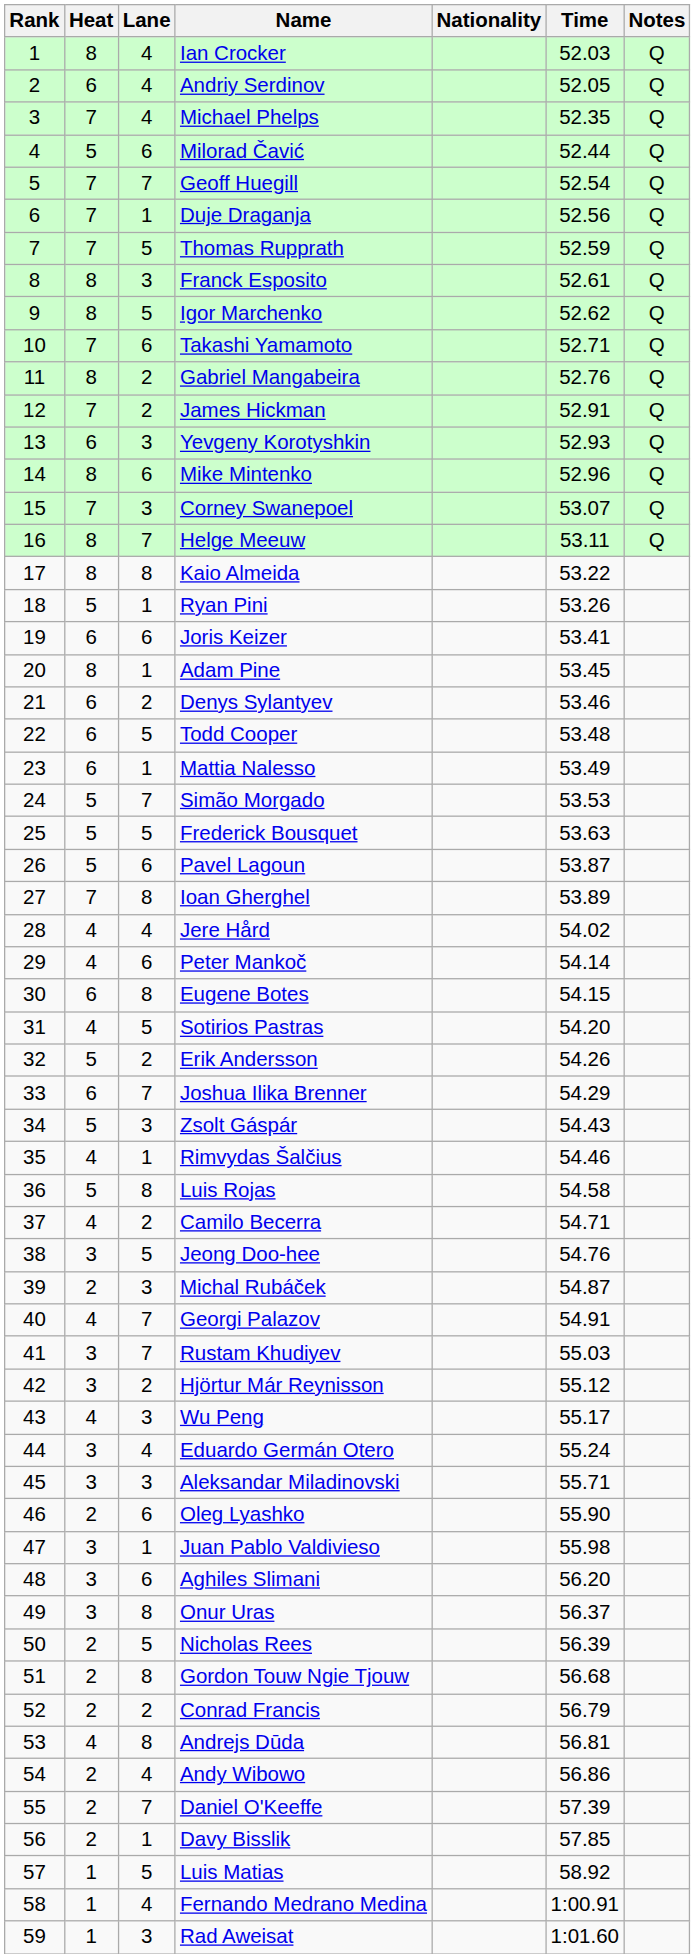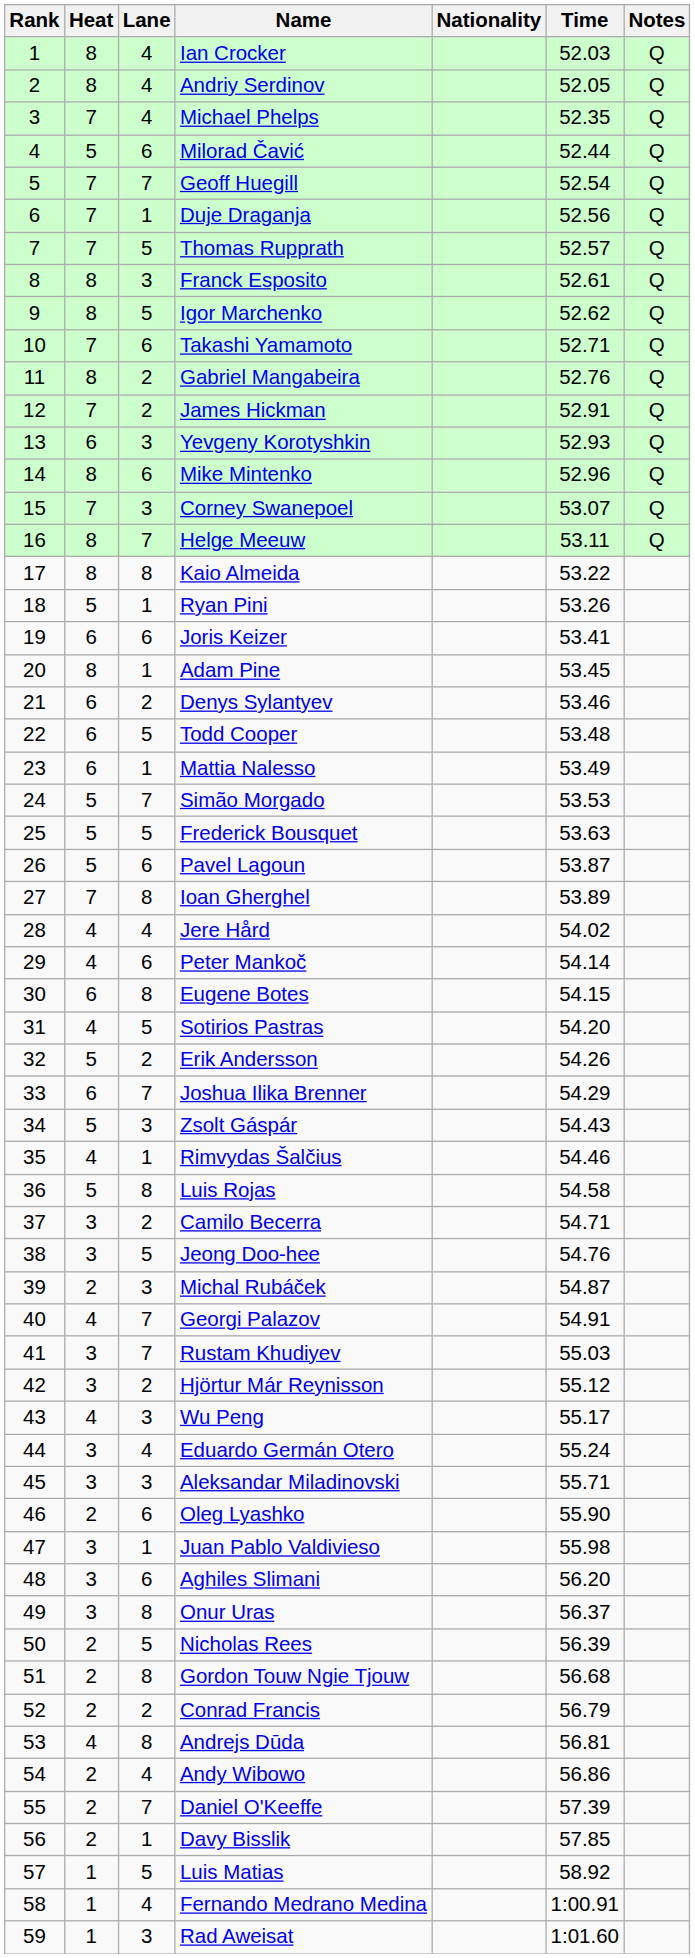(91, 85) 6 -> (91, 85) 8
(585, 248) 52.59 -> (585, 248) 52.57
(91, 1222) 4 -> (91, 1222) 3
